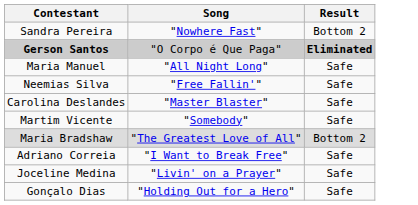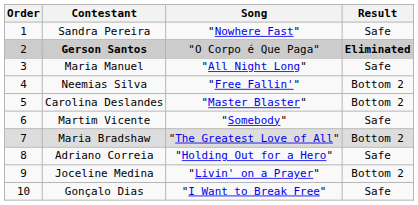+ column: (23, 13)
(340, 31) Bottom 2 -> (378, 31) Safe
(340, 85) Safe -> (378, 85) Bottom 2
(340, 102) Safe -> (378, 102) Bottom 2
(216, 156) "I Want to Break Free" -> (254, 156) "Holding Out for a Hero"
(340, 173) Safe -> (378, 173) Bottom 2
(216, 191) "Holding Out for a Hero" -> (254, 191) "I Want to Break Free"
